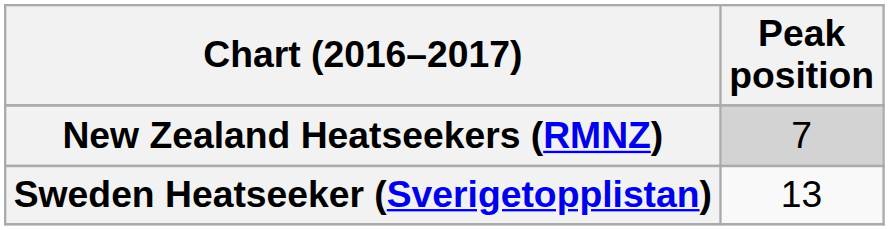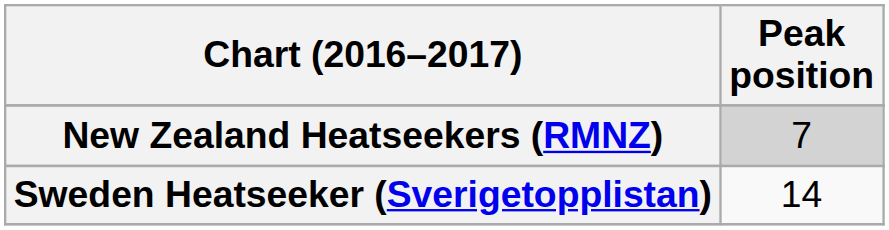(802, 194) 13 -> (802, 194) 14
